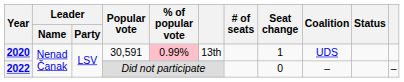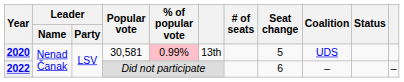(126, 52) 30,591 -> (126, 52) 30,581
(280, 52) 1 -> (280, 52) 5
(280, 69) 0 -> (280, 69) 6
